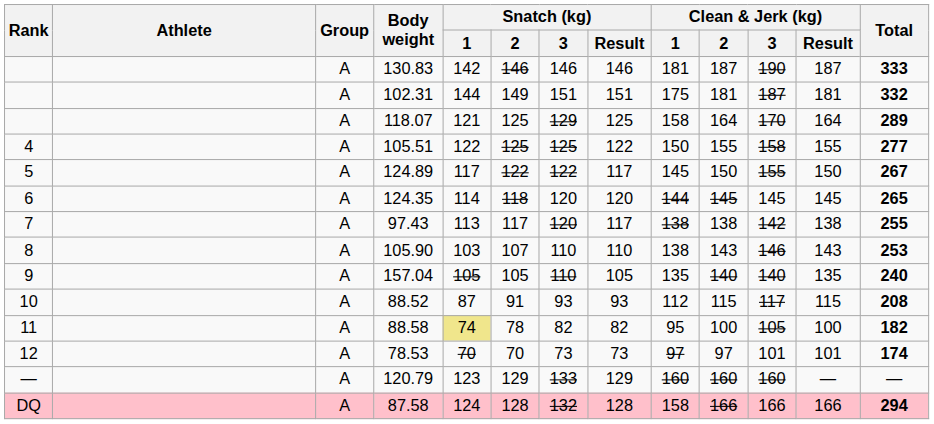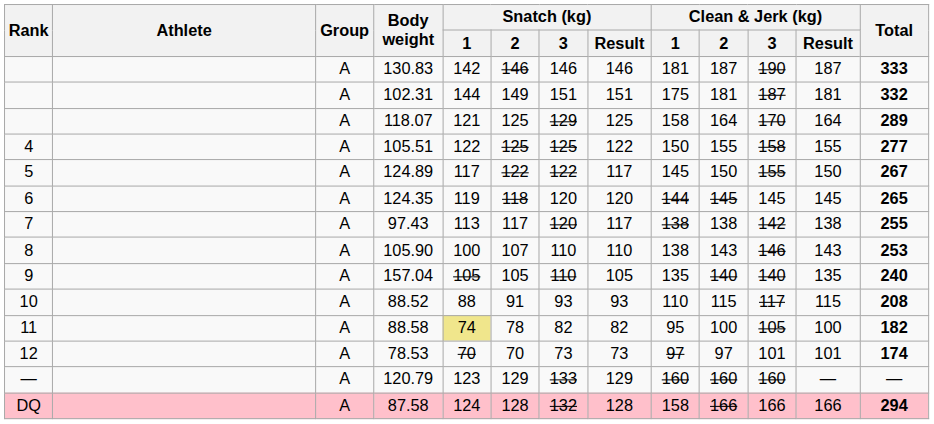(467, 198) 114 -> (467, 198) 119
(467, 250) 103 -> (467, 250) 100
(467, 302) 87 -> (467, 302) 88
(675, 302) 112 -> (675, 302) 110
